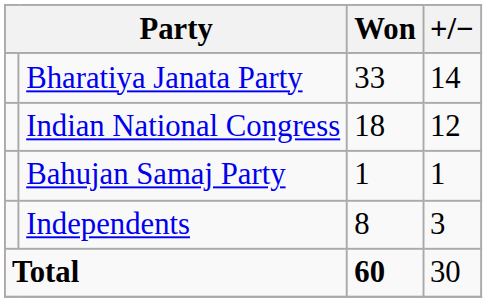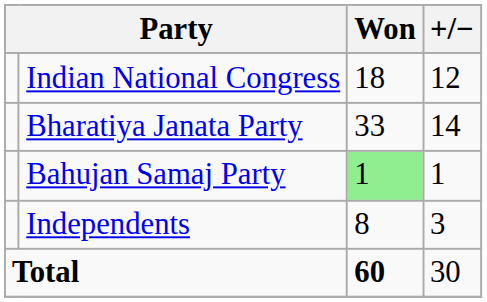rows swapped: (164, 77) <-> (183, 126)
(362, 175) no background -> (362, 175) lightgreen background
